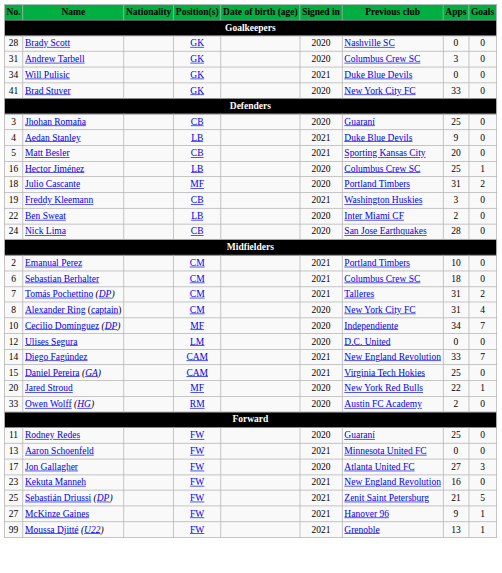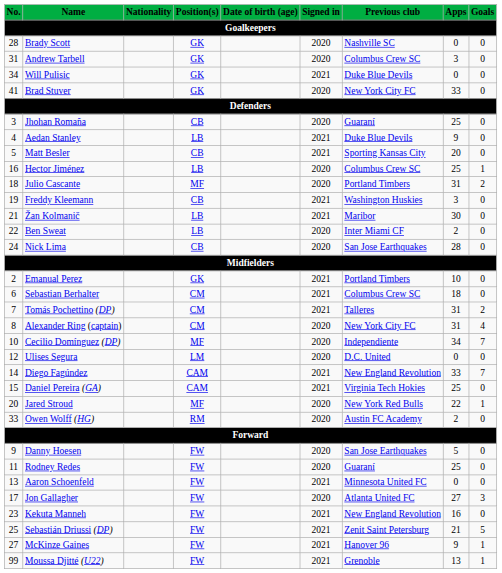+ row: (52, 216)
(197, 263) CM -> (197, 279) GK
+ row: (53, 451)
